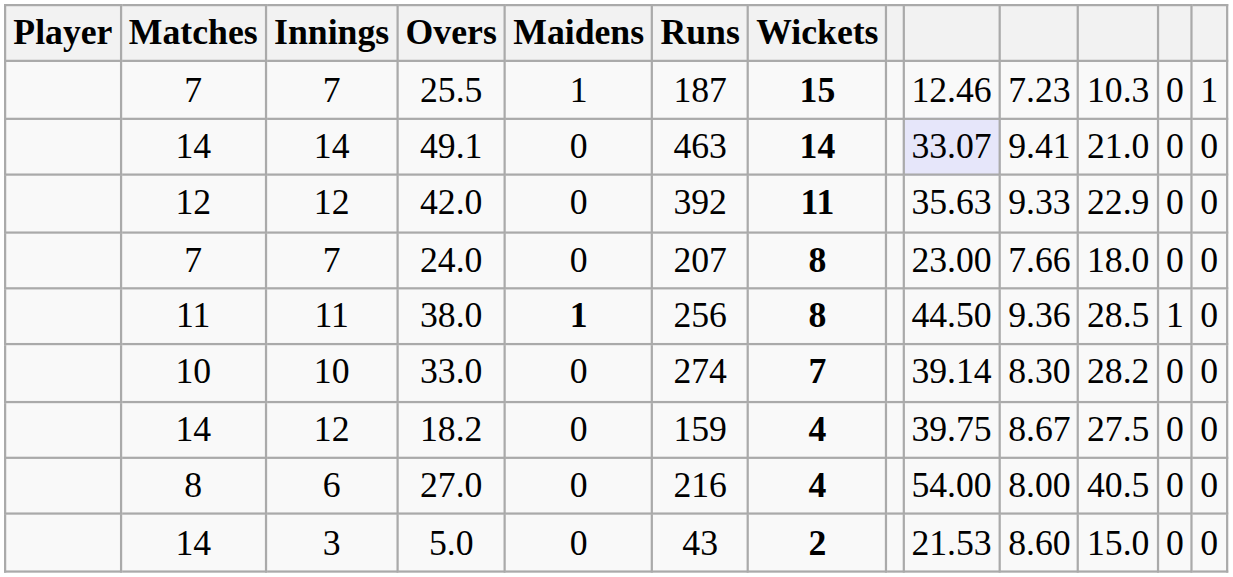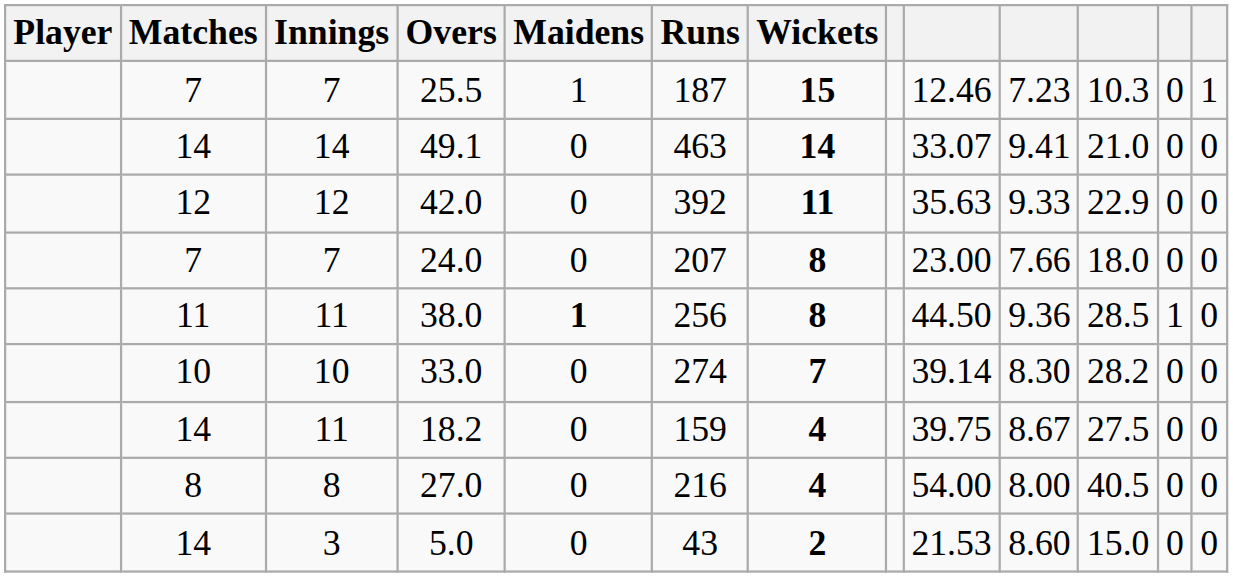(952, 145) lavender background -> (952, 145) no background
(332, 428) 12 -> (332, 428) 11
(332, 485) 6 -> (332, 485) 8
